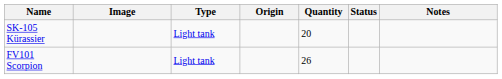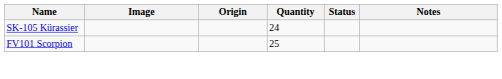- column: (206, 12)
(306, 33) 20 -> (274, 28) 24
(306, 60) 26 -> (274, 43) 25
